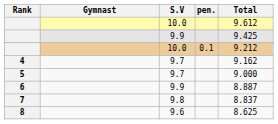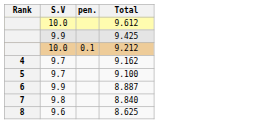- column: (100, 11)
(245, 75) 9.000 -> (126, 75) 9.100
(245, 100) 8.837 -> (126, 100) 8.840
